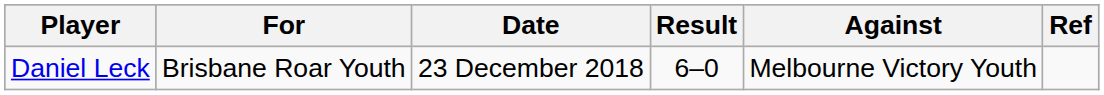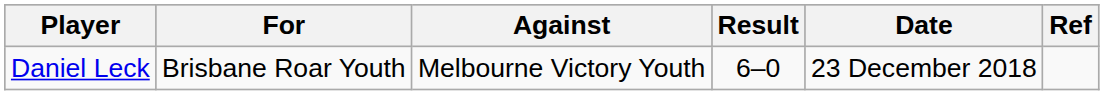columns swapped: (893, 25) <-> (531, 25)
